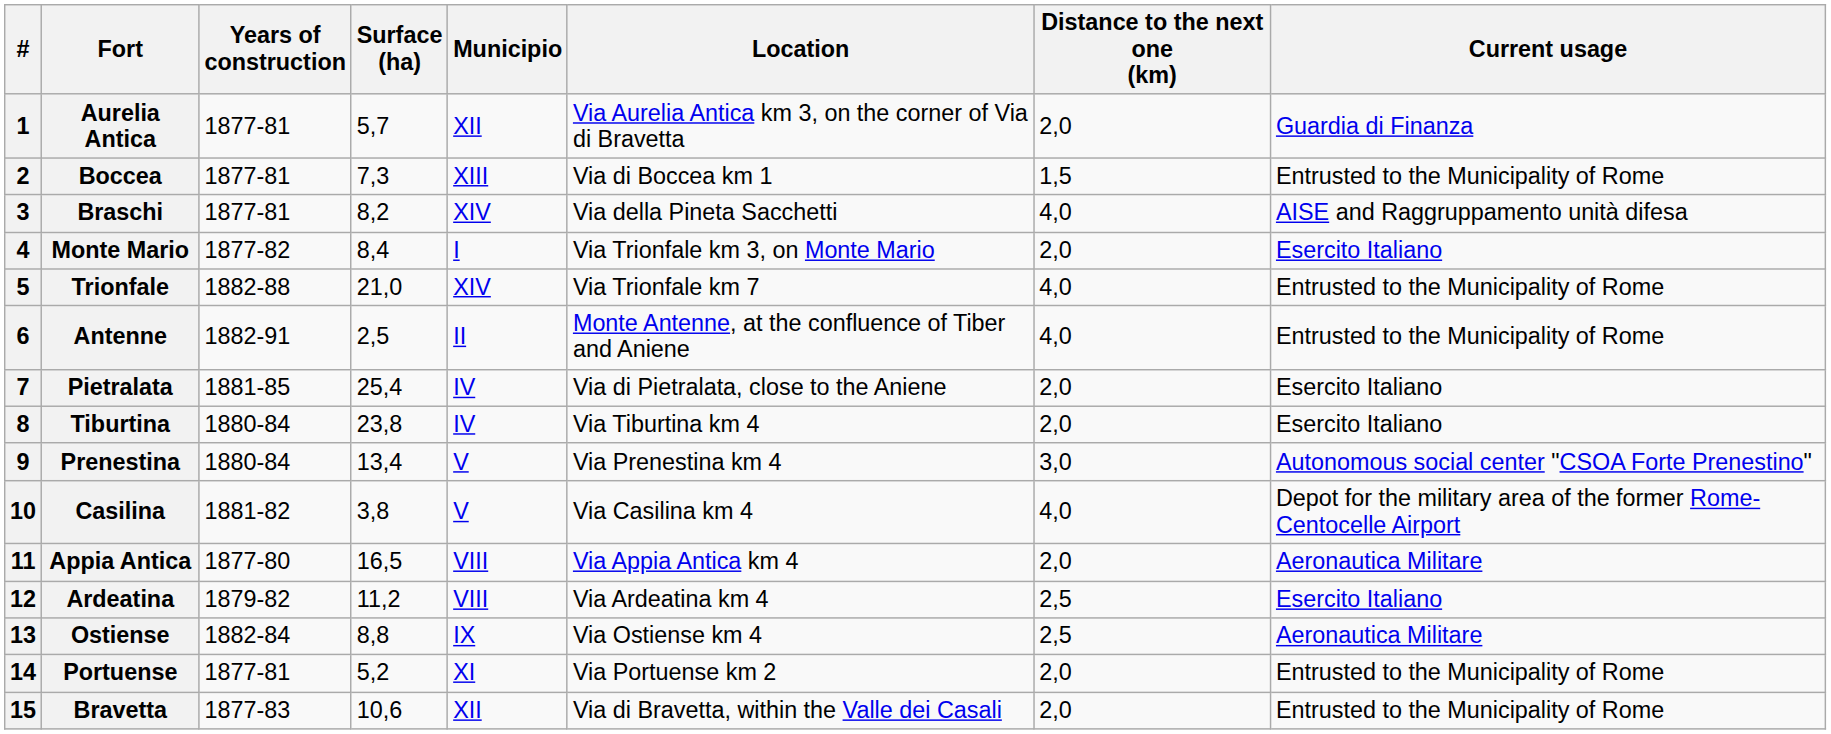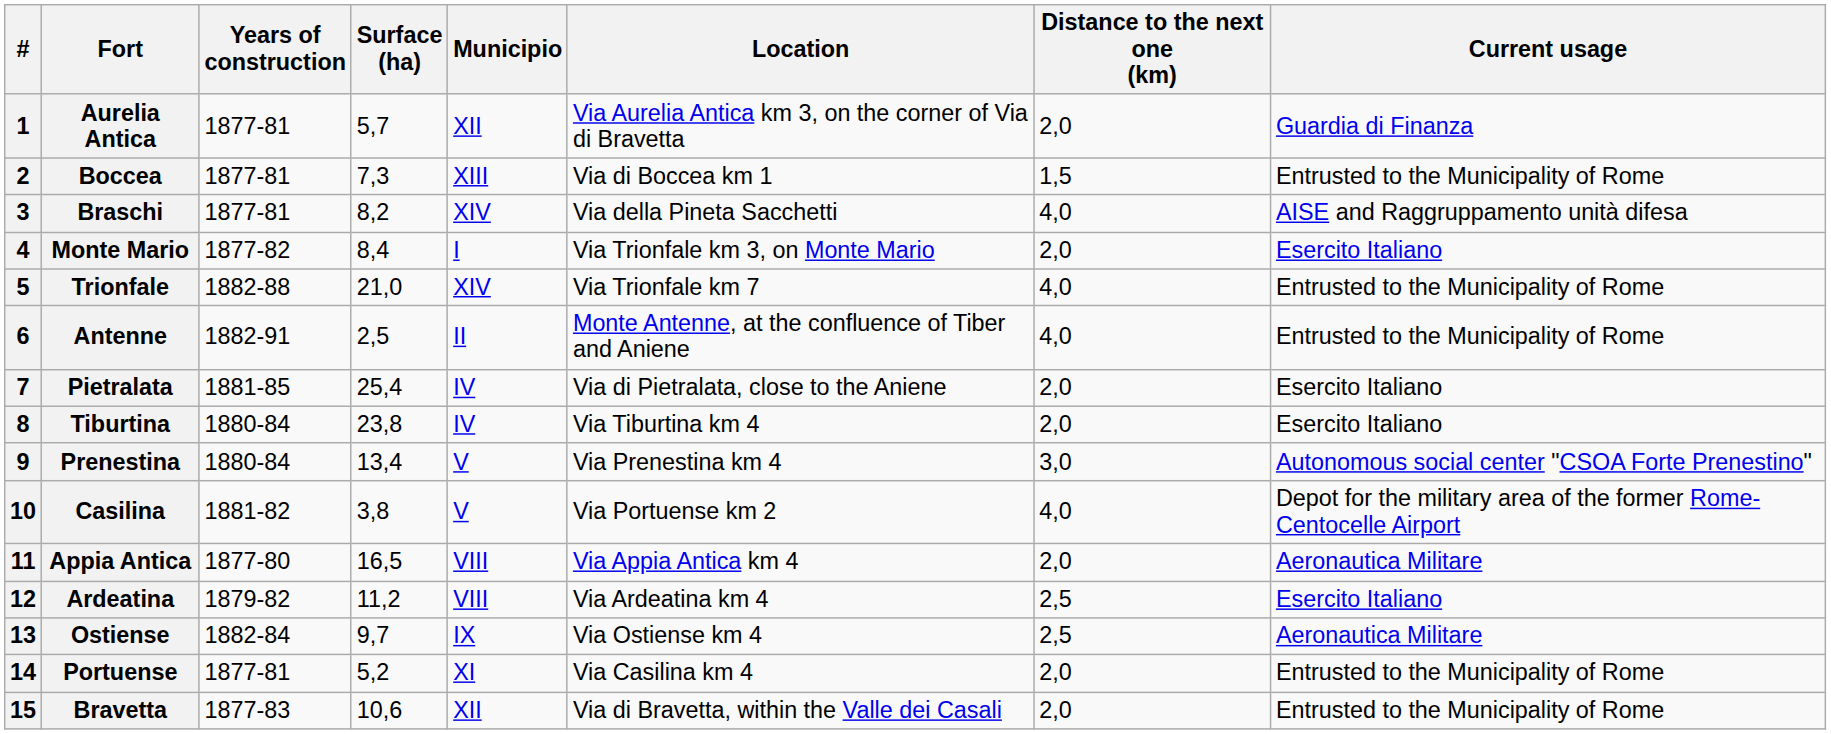(663, 511) Via Casilina km 4 -> (675, 511) Via Portuense km 2
(373, 636) 8,8 -> (373, 636) 9,7
(675, 673) Via Portuense km 2 -> (663, 673) Via Casilina km 4
